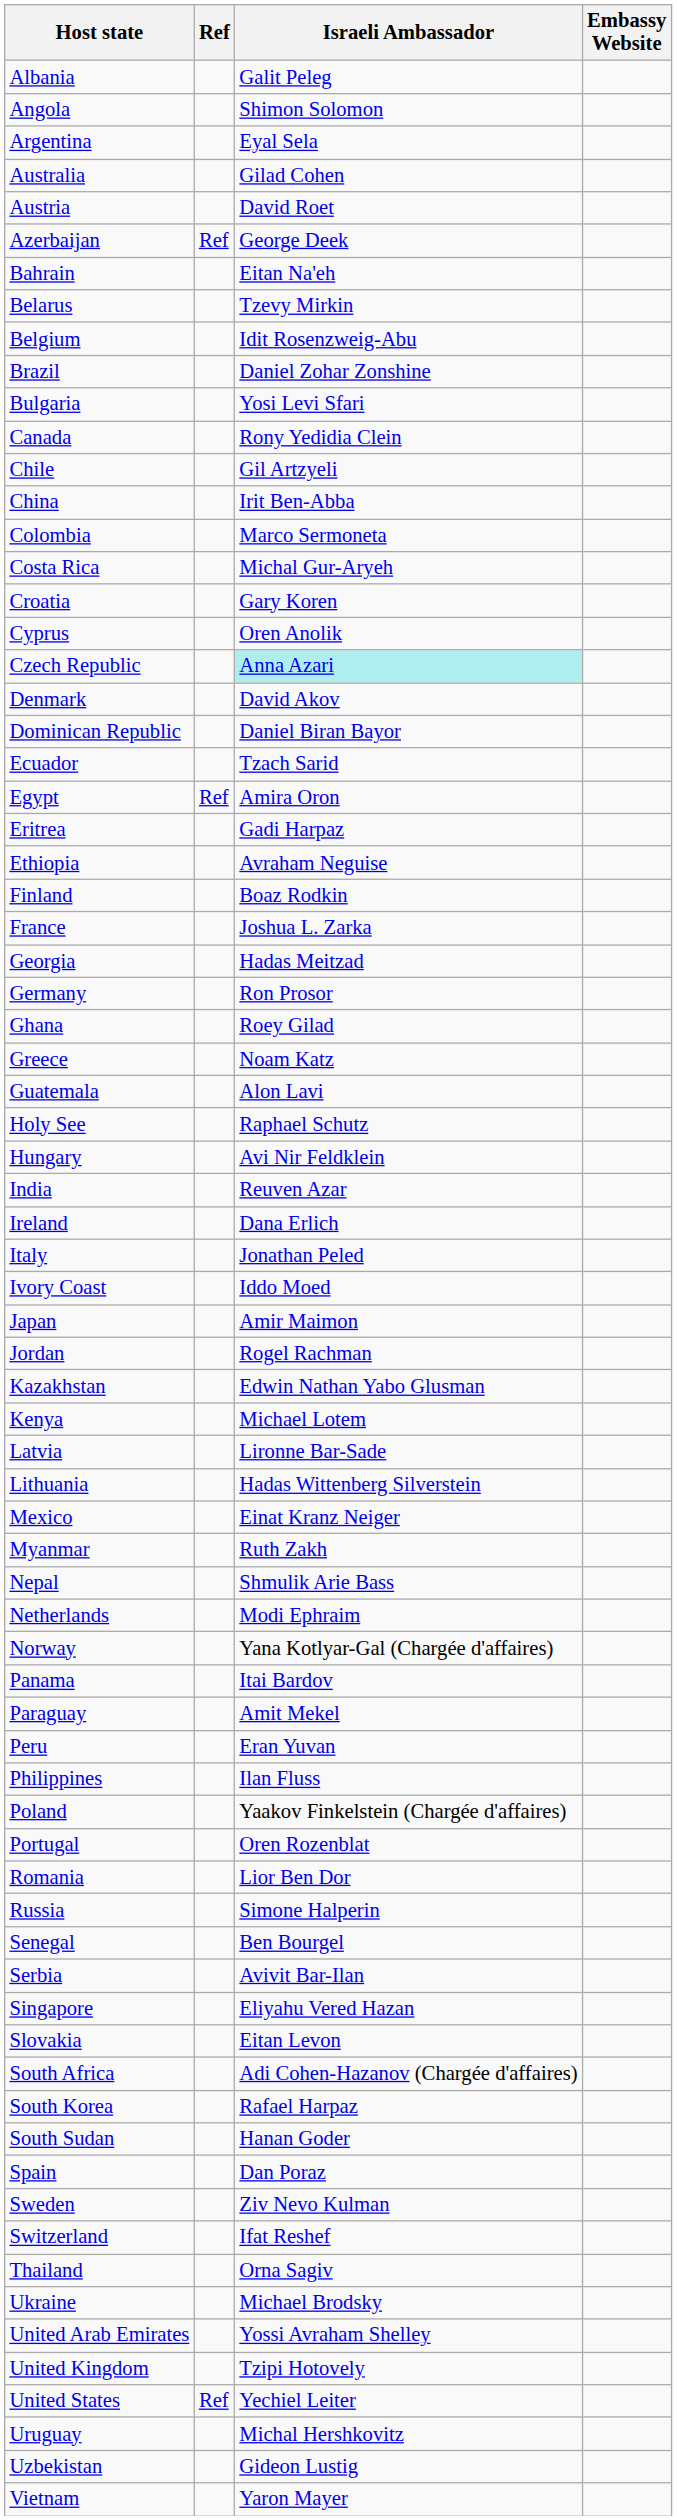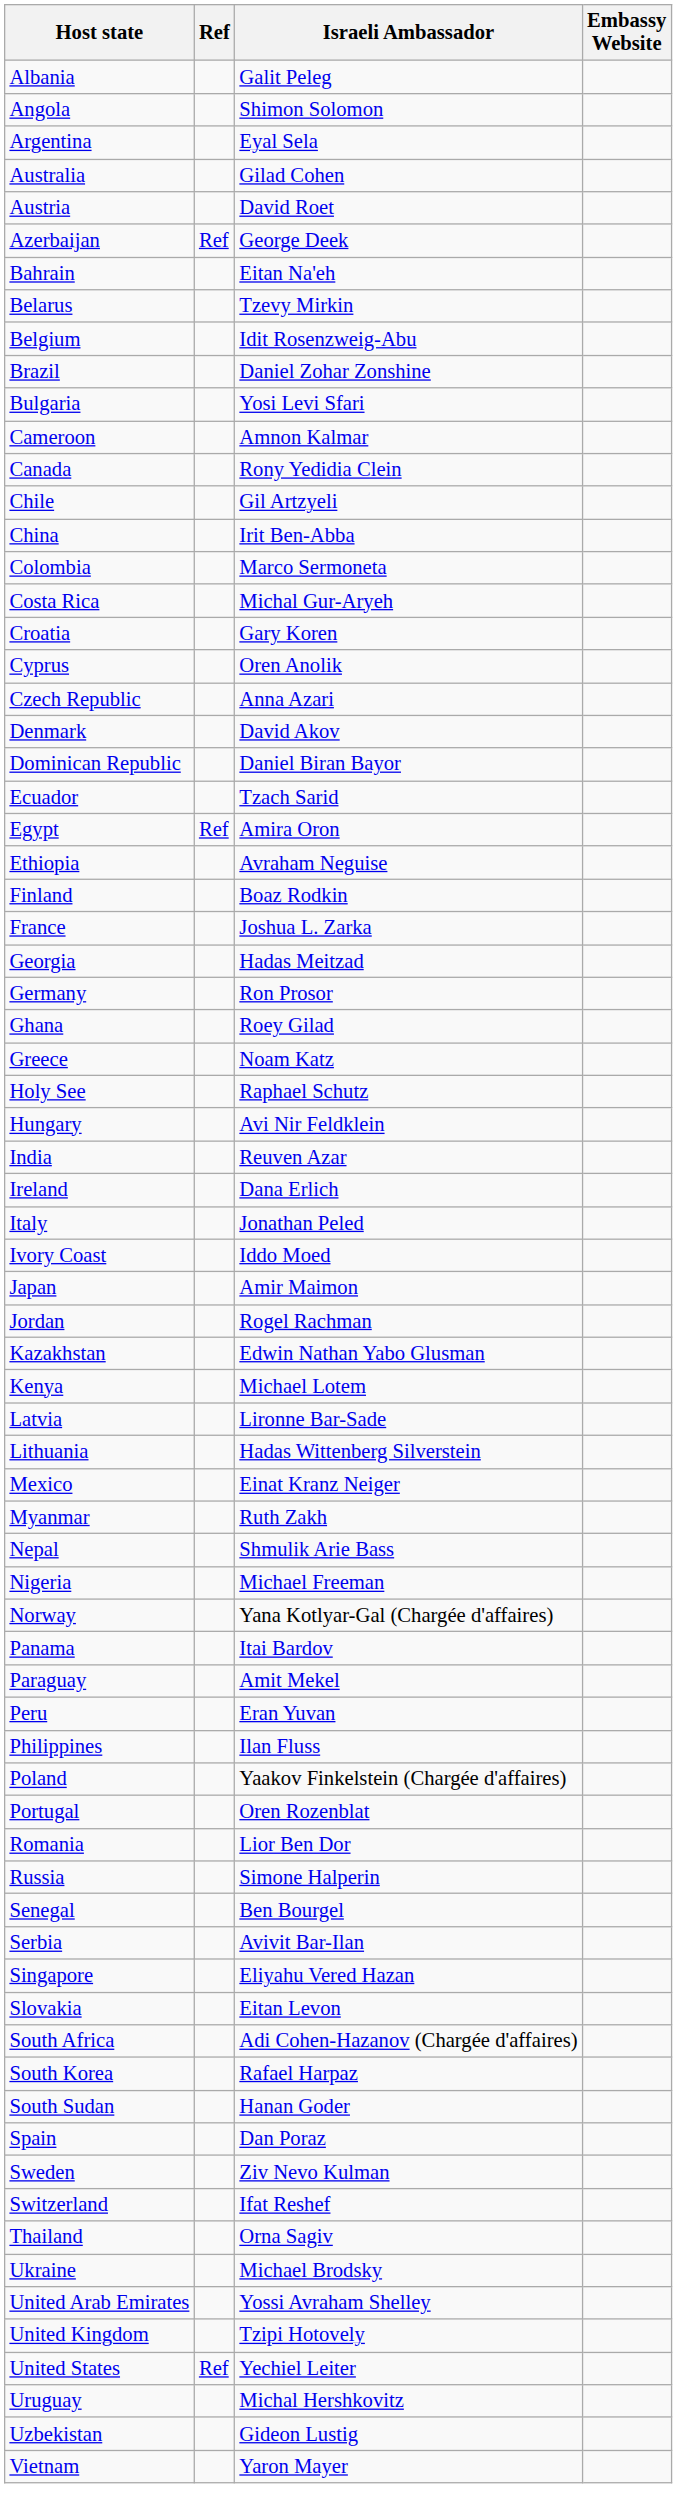+ row: (52, 436)
(287, 666) paleturquoise background -> (287, 698) no background
- row: (37, 829)
- row: (54, 1091)
- row: (59, 1615)
+ row: (40, 1582)
